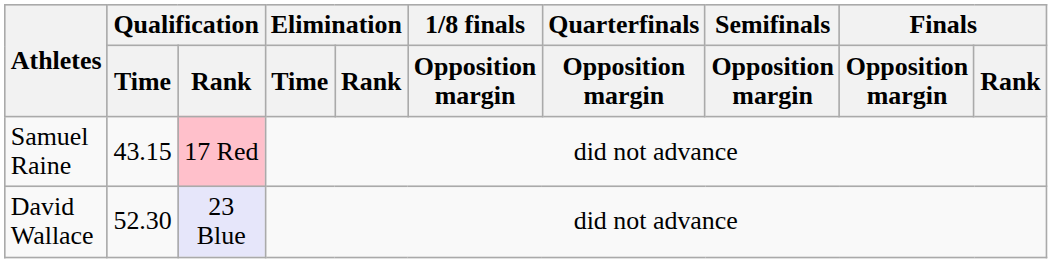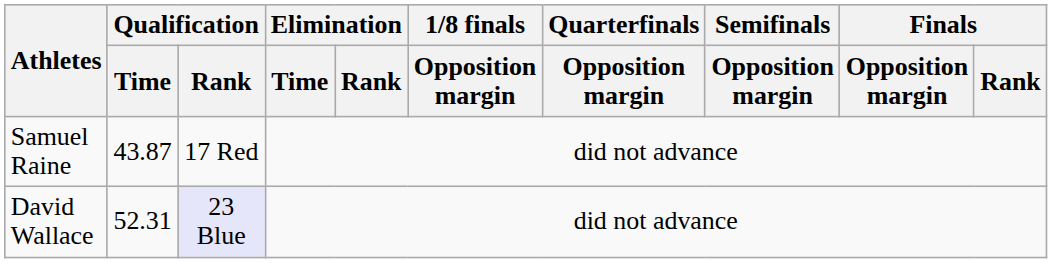(143, 151) 43.15 -> (143, 151) 43.87
(221, 151) pink background -> (221, 151) no background
(143, 221) 52.30 -> (143, 221) 52.31
